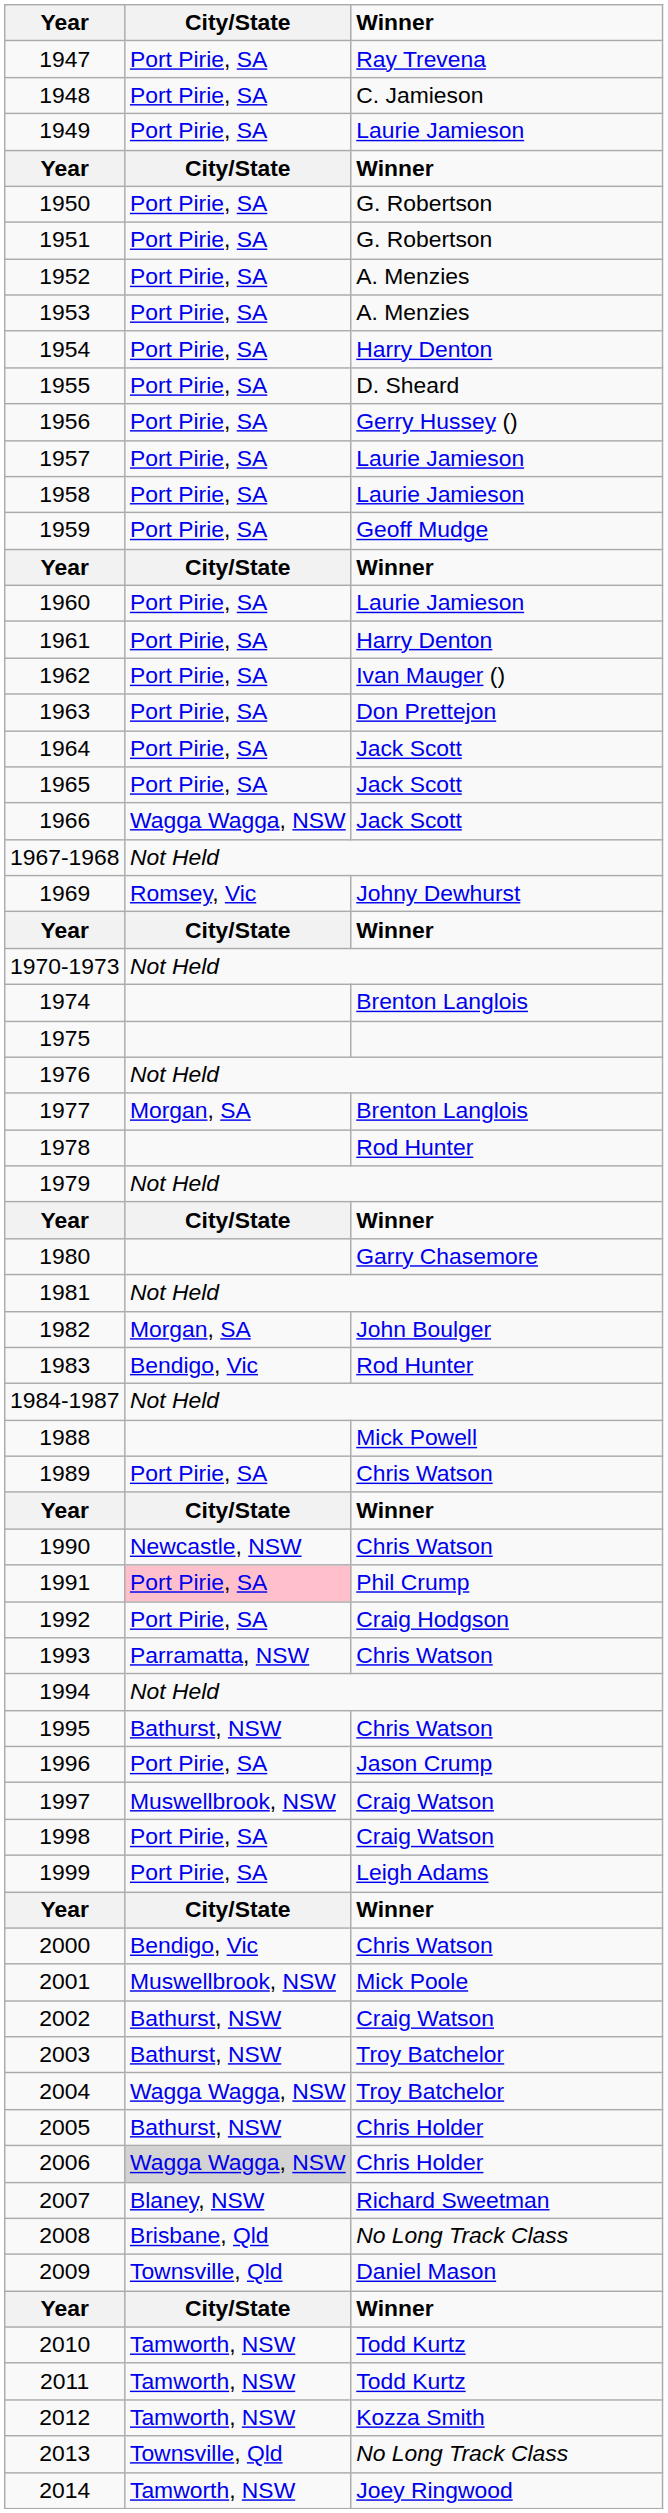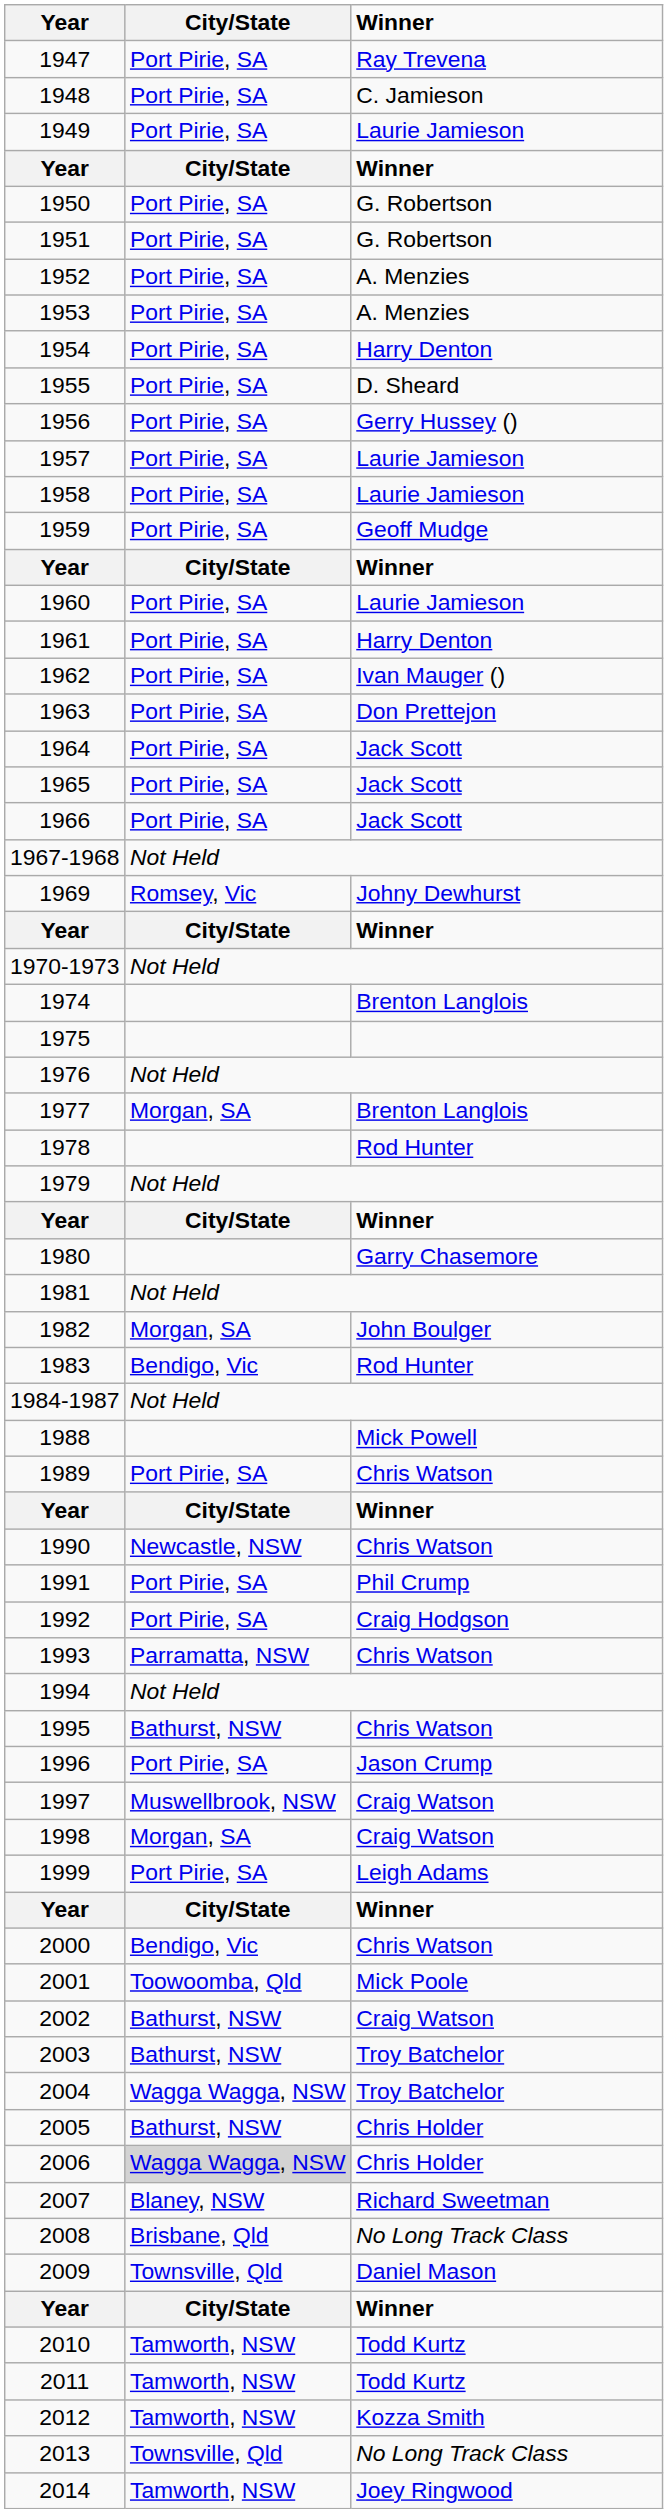(238, 820) Wagga Wagga, NSW -> (199, 820) Port Pirie, SA
(199, 1582) pink background -> (199, 1582) no background
(199, 1836) Port Pirie, SA -> (190, 1836) Morgan, SA
(233, 1982) Muswellbrook, NSW -> (216, 1982) Toowoomba, Qld
